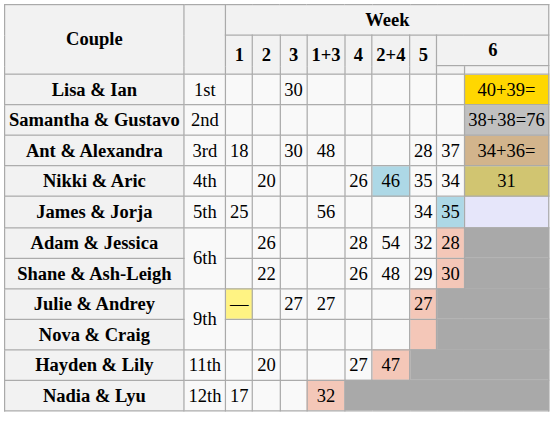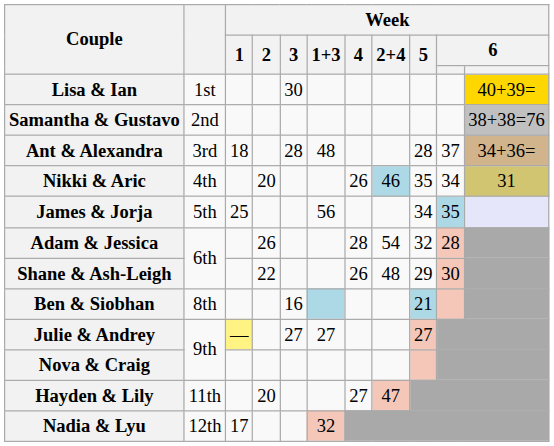(294, 150) 30 -> (294, 150) 28
+ row: (94, 303)
